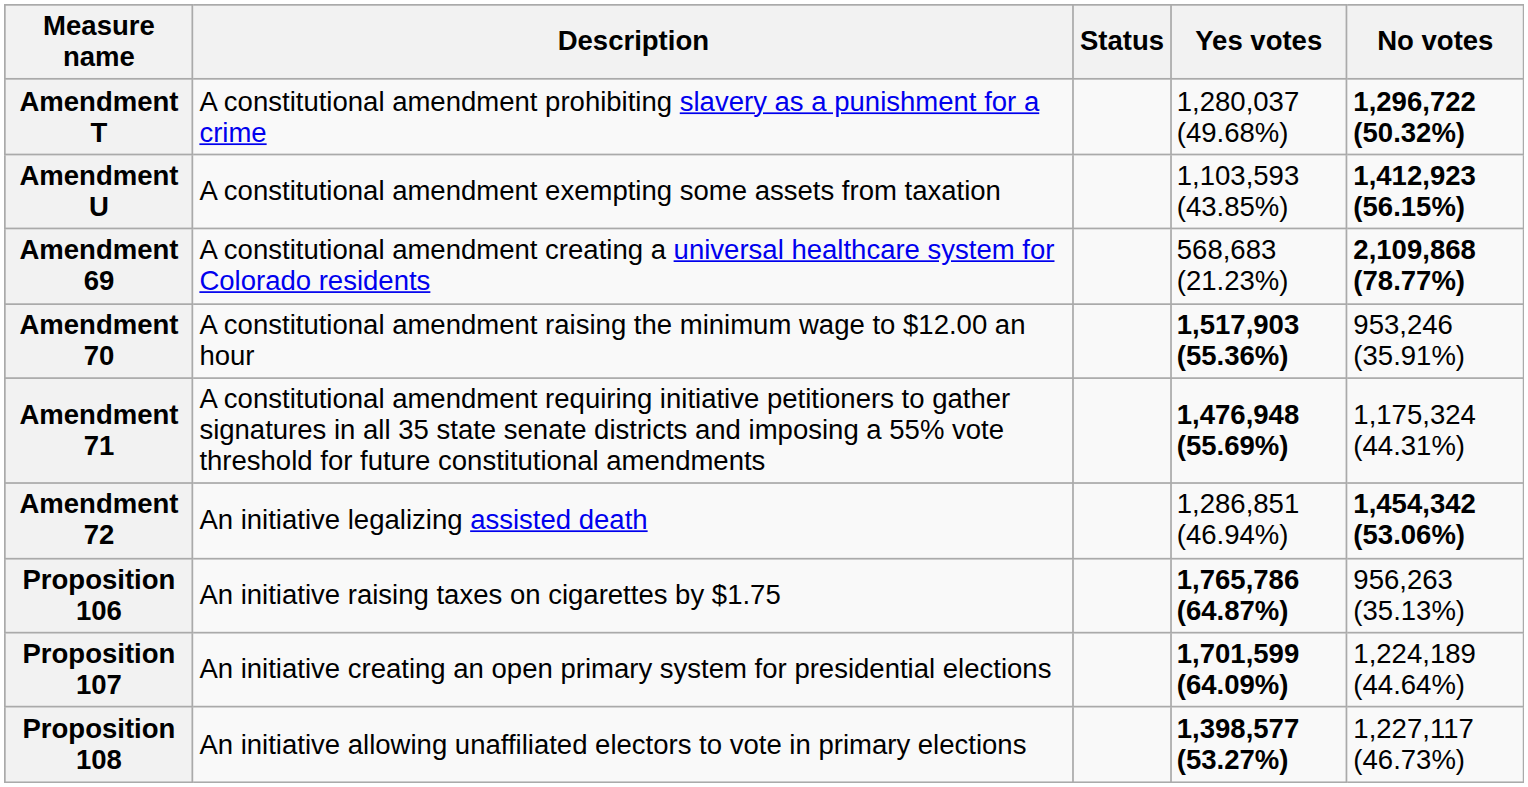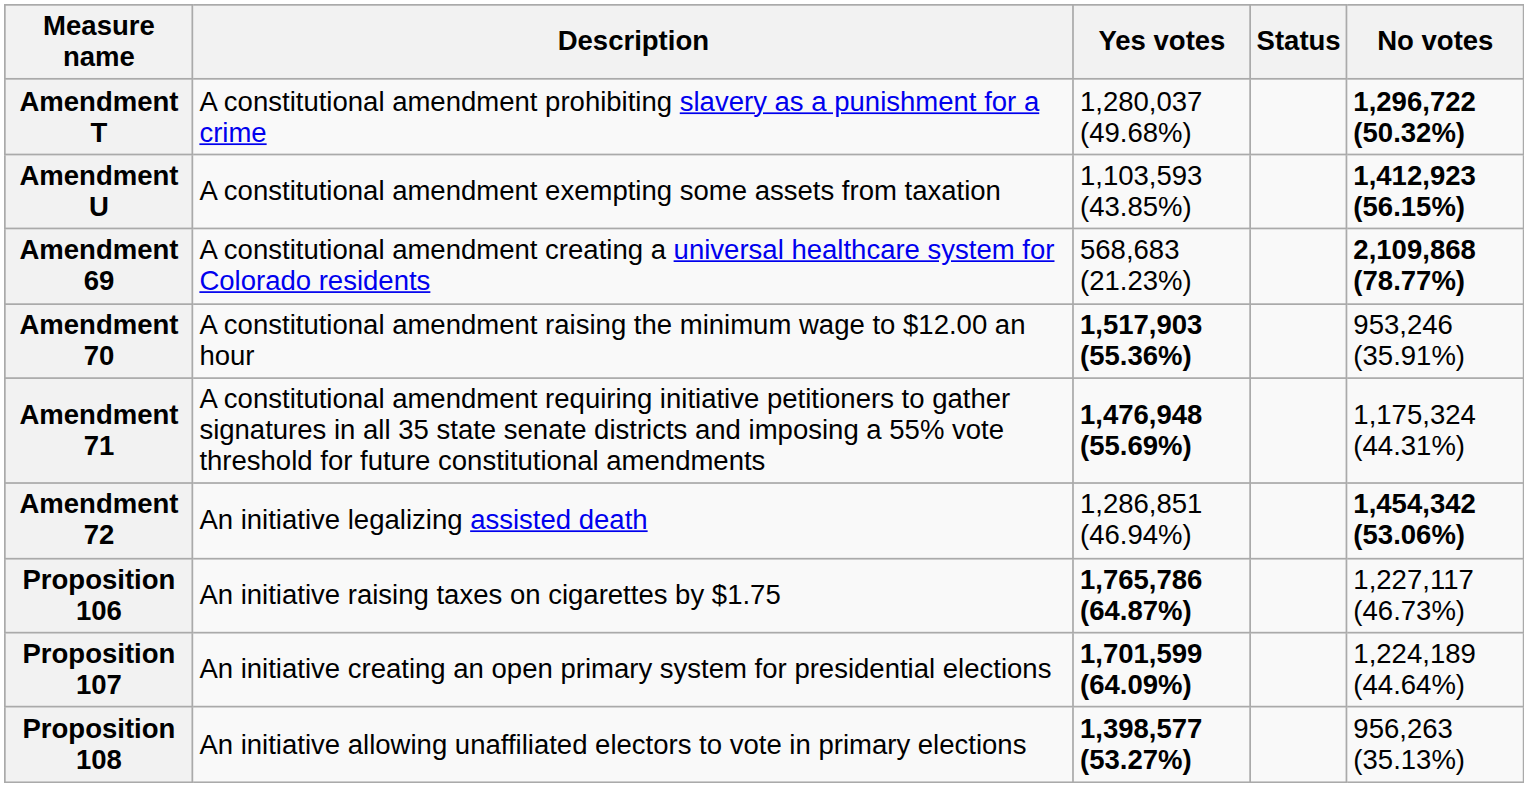columns swapped: (1122, 41) <-> (1259, 41)
(1409, 594) 956,263 (35.13%) -> (1414, 594) 1,227,117 (46.73%)
(1414, 744) 1,227,117 (46.73%) -> (1409, 744) 956,263 (35.13%)
